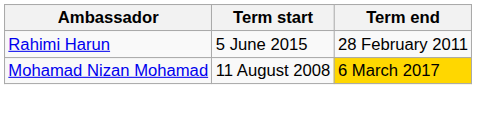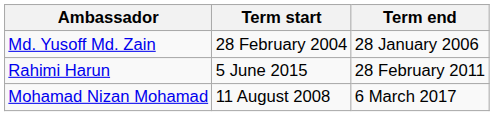+ row: (82, 44)
(389, 70) gold background -> (406, 96) no background
